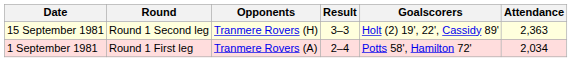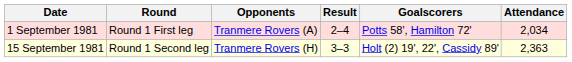rows swapped: (52, 48) <-> (55, 30)
